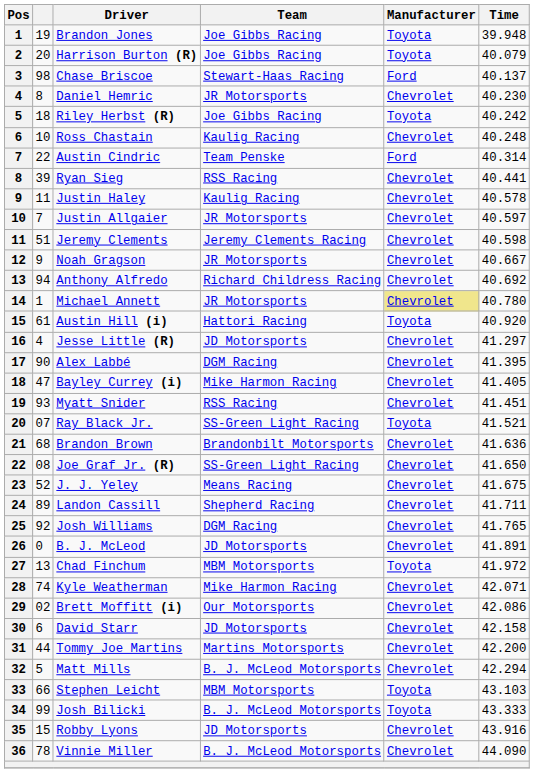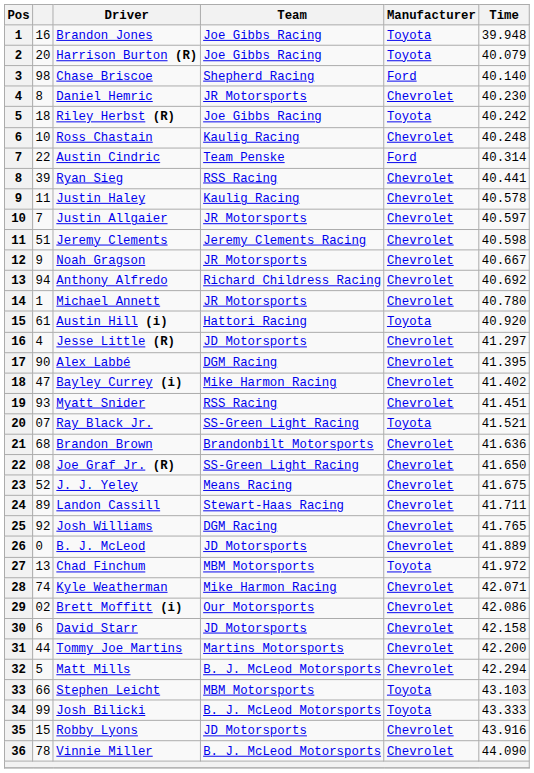(43, 35) 19 -> (43, 35) 16
(274, 76) Stewart-Haas Racing -> (259, 76) Shepherd Racing
(504, 76) 40.137 -> (504, 76) 40.140
(420, 301) khaki background -> (420, 301) no background
(504, 383) 41.405 -> (504, 383) 41.402
(259, 506) Shepherd Racing -> (274, 506) Stewart-Haas Racing
(504, 546) 41.891 -> (504, 546) 41.889
